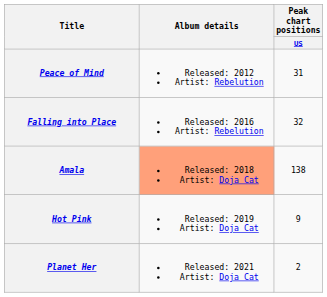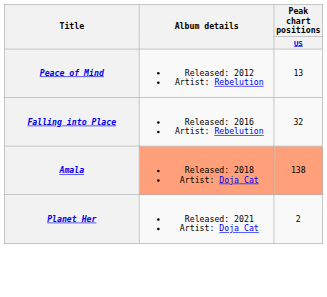(298, 73) 31 -> (298, 73) 13
(298, 171) no background -> (298, 171) lightsalmon background
- row: (72, 219)
